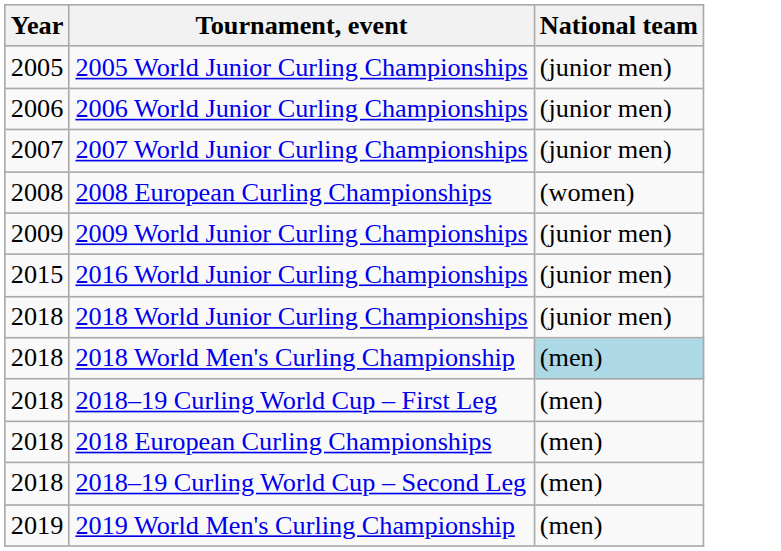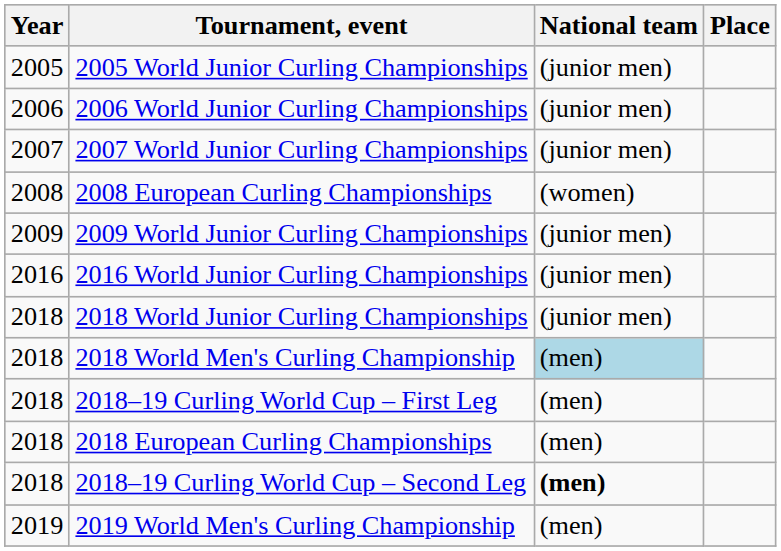+ column: (740, 25)
(37, 274) 2015 -> (37, 274) 2016
(571, 483) normal -> (573, 483) bold
